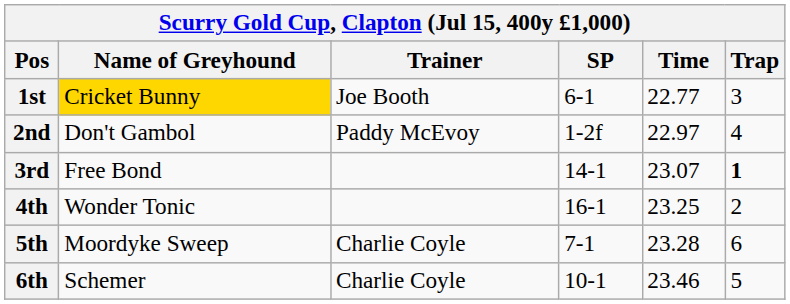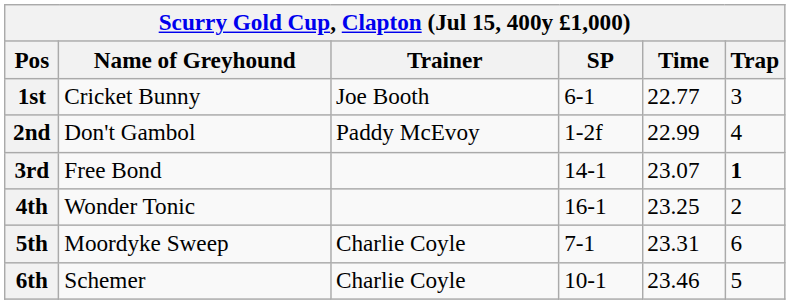(132, 96) gold background -> (132, 96) no background
(673, 133) 22.97 -> (673, 133) 22.99
(673, 243) 23.28 -> (673, 243) 23.31
